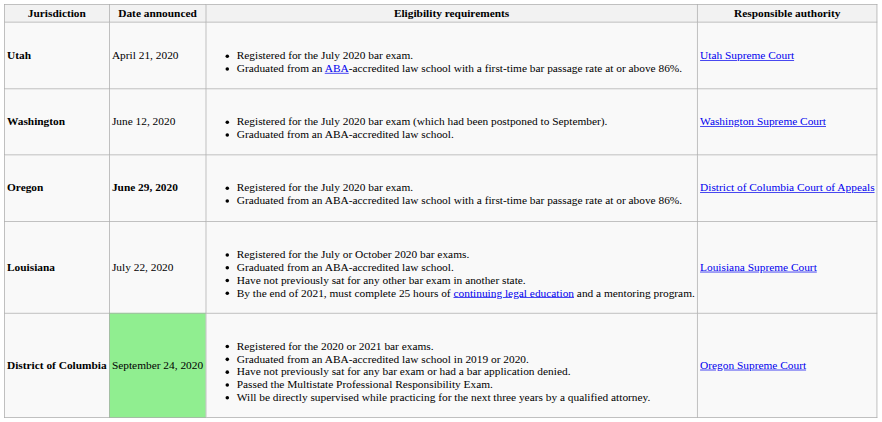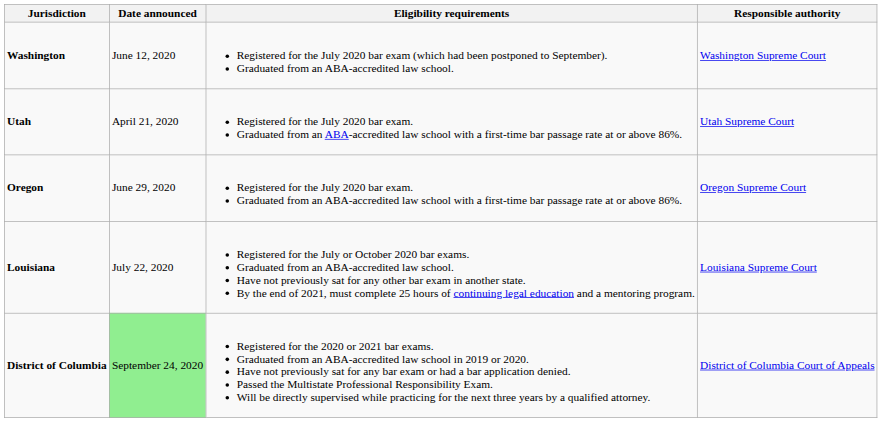rows swapped: (19, 55) <-> (36, 121)
(145, 188) bold -> (144, 188) normal
(787, 188) District of Columbia Court of Appeals -> (753, 188) Oregon Supreme Court
(753, 365) Oregon Supreme Court -> (787, 365) District of Columbia Court of Appeals
